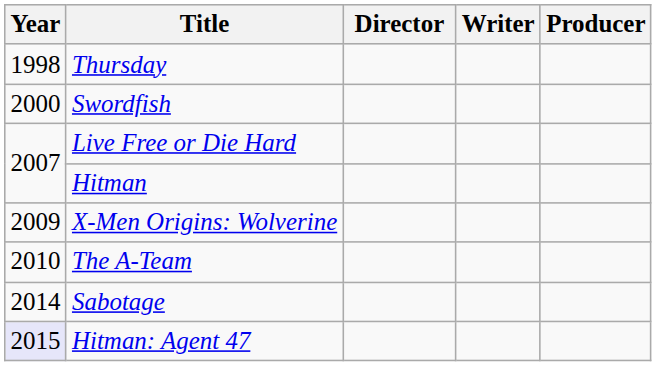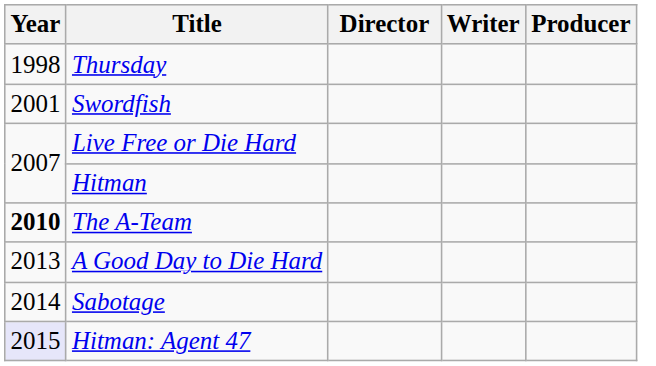(35, 103) 2000 -> (35, 103) 2001
- row: (205, 222)
(35, 261) normal -> (35, 222) bold
+ row: (197, 261)
